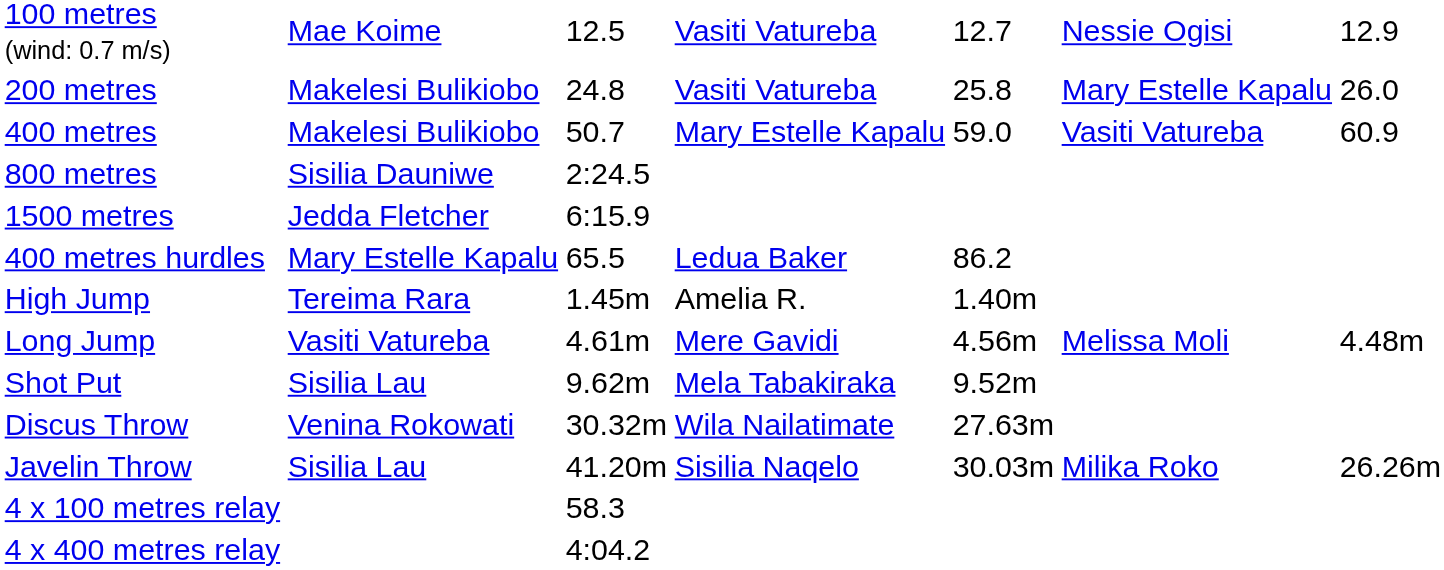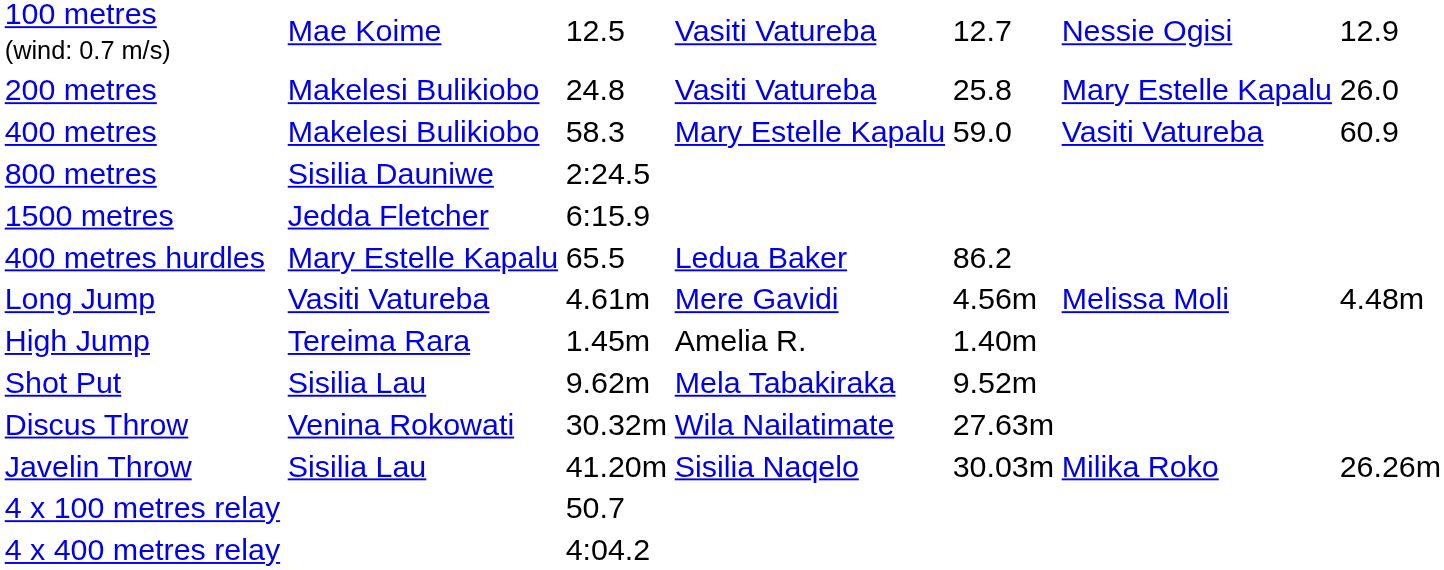(595, 132) 50.7 -> (595, 132) 58.3
rows swapped: (77, 299) <-> (80, 341)
(595, 508) 58.3 -> (595, 508) 50.7
